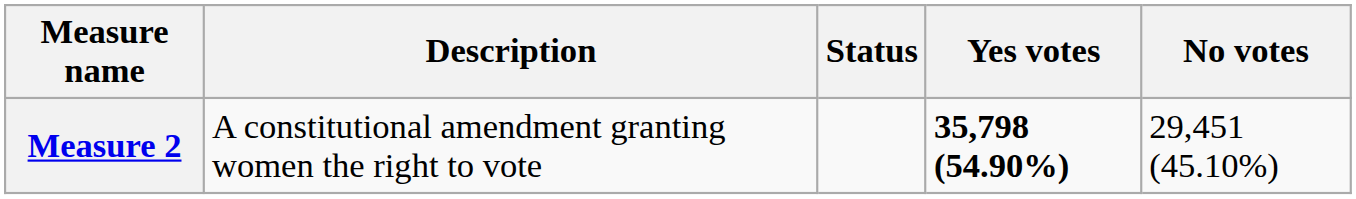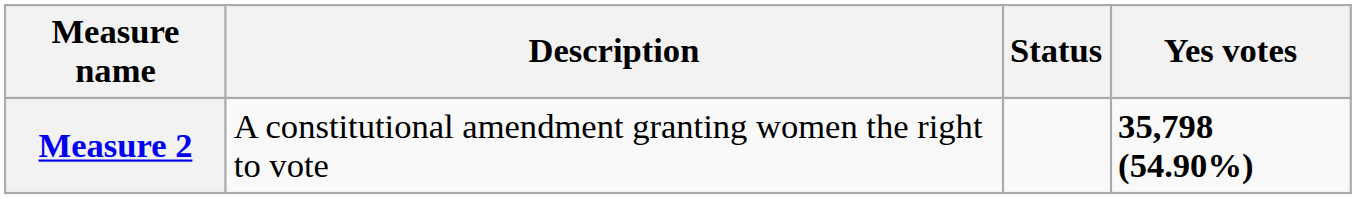- column: (1246, 51)
